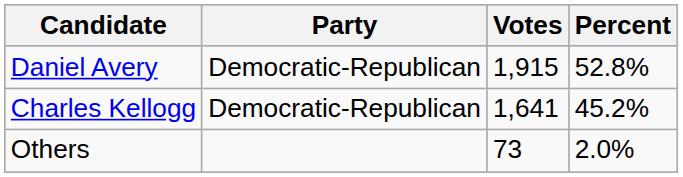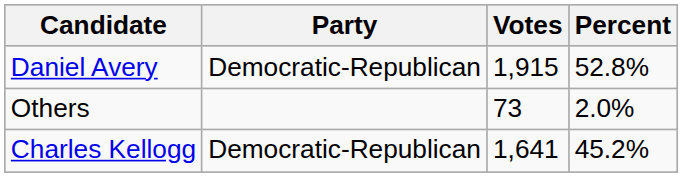rows swapped: (103, 108) <-> (50, 150)
